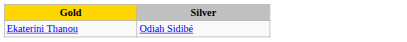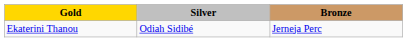+ column: (336, 12)
